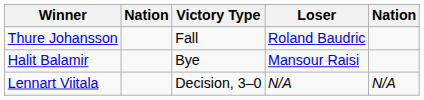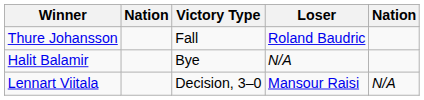(314, 60) Mansour Raisi -> (280, 60) N/A
(280, 83) N/A -> (314, 83) Mansour Raisi
